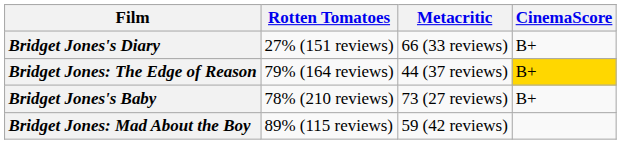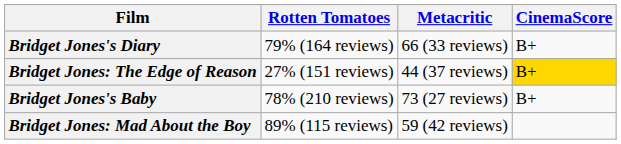(329, 44) 27% (151 reviews) -> (329, 44) 79% (164 reviews)
(329, 71) 79% (164 reviews) -> (329, 71) 27% (151 reviews)
